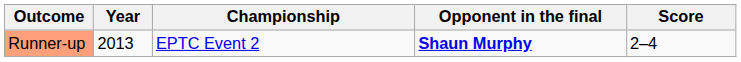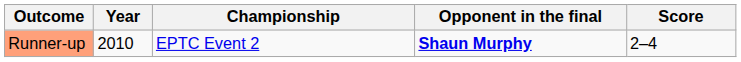(116, 43) 2013 -> (116, 43) 2010
